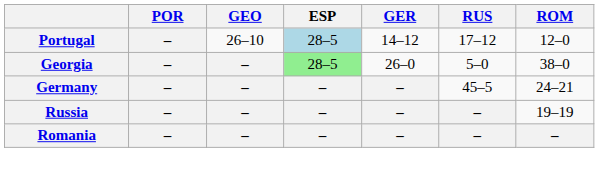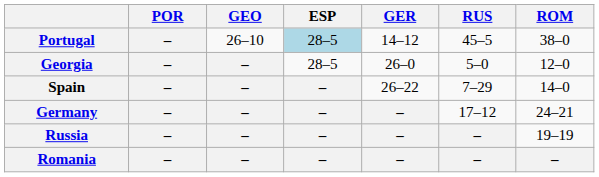(477, 40) 17–12 -> (477, 40) 45–5
(555, 40) 12–0 -> (555, 40) 38–0
(322, 64) lightgreen background -> (322, 64) no background
(555, 64) 38–0 -> (555, 64) 12–0
+ row: (67, 87)
(477, 87) 45–5 -> (477, 111) 17–12
